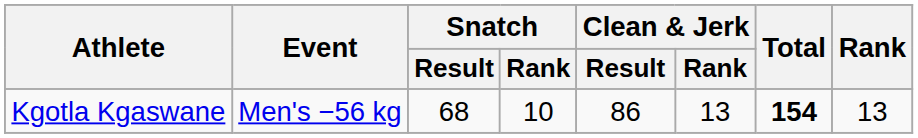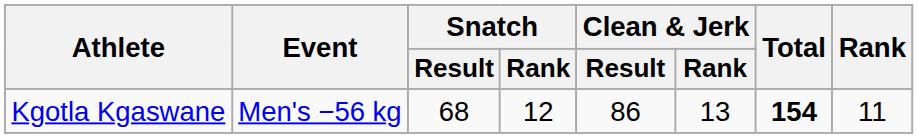(538, 112) 10 -> (538, 112) 12
(872, 112) 13 -> (872, 112) 11
